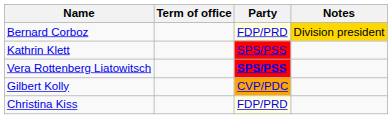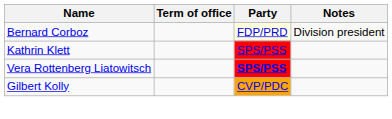(339, 31) gold background -> (339, 31) no background
- row: (42, 104)
